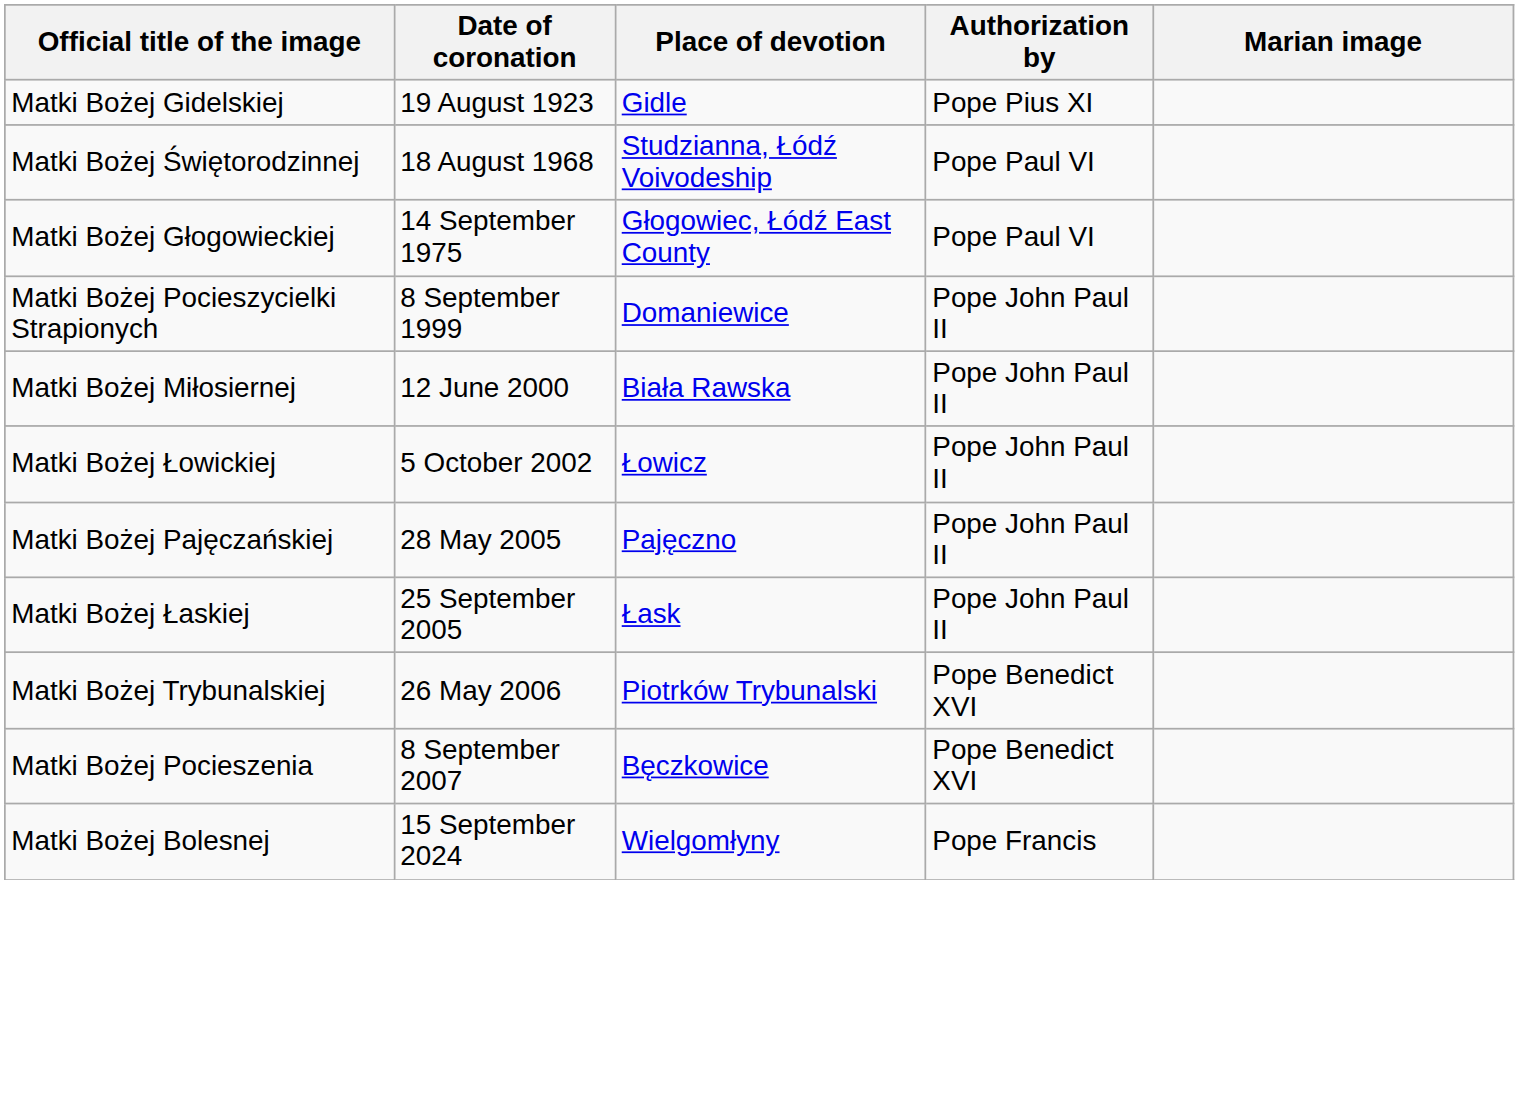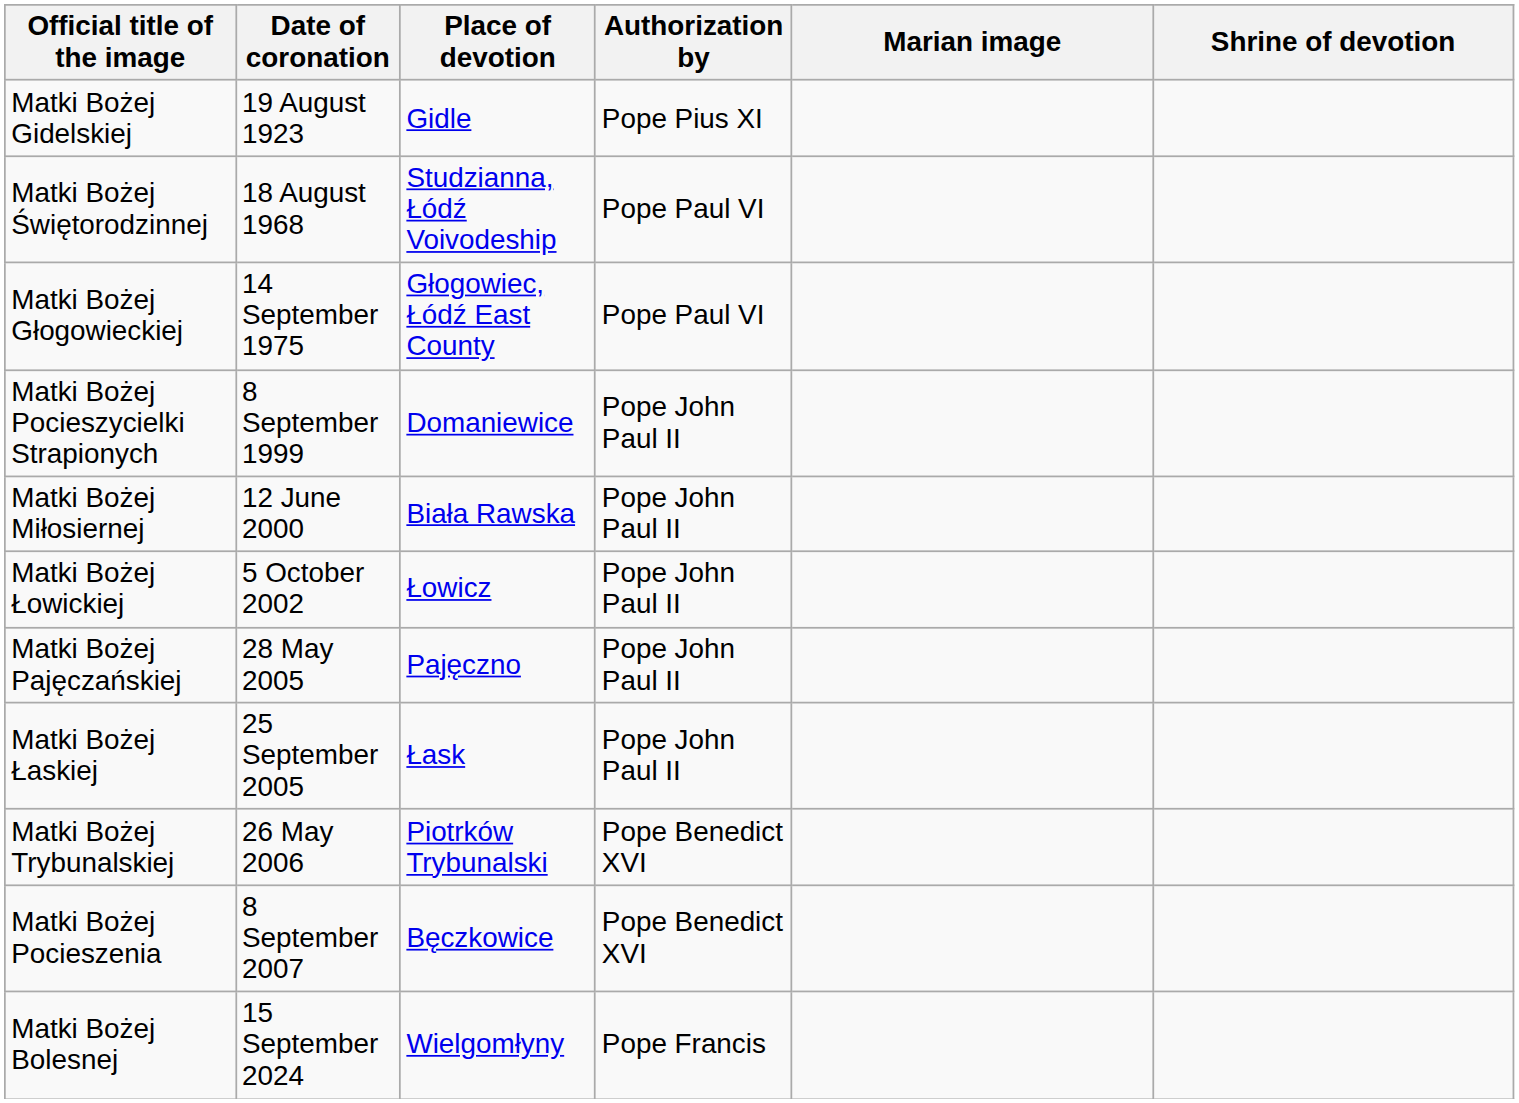+ column: (1333, 42)
